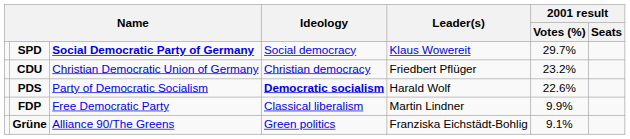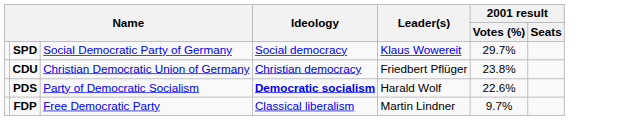(153, 50) bold -> (138, 50) normal
(559, 69) 23.2% -> (499, 69) 23.8%
(559, 106) 9.9% -> (499, 106) 9.7%
- row: (30, 124)
